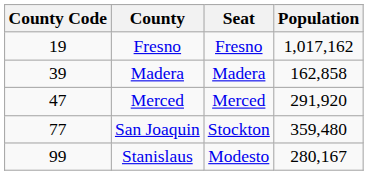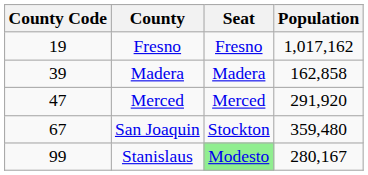(58, 128) 77 -> (58, 128) 67
(239, 156) no background -> (239, 156) lightgreen background
